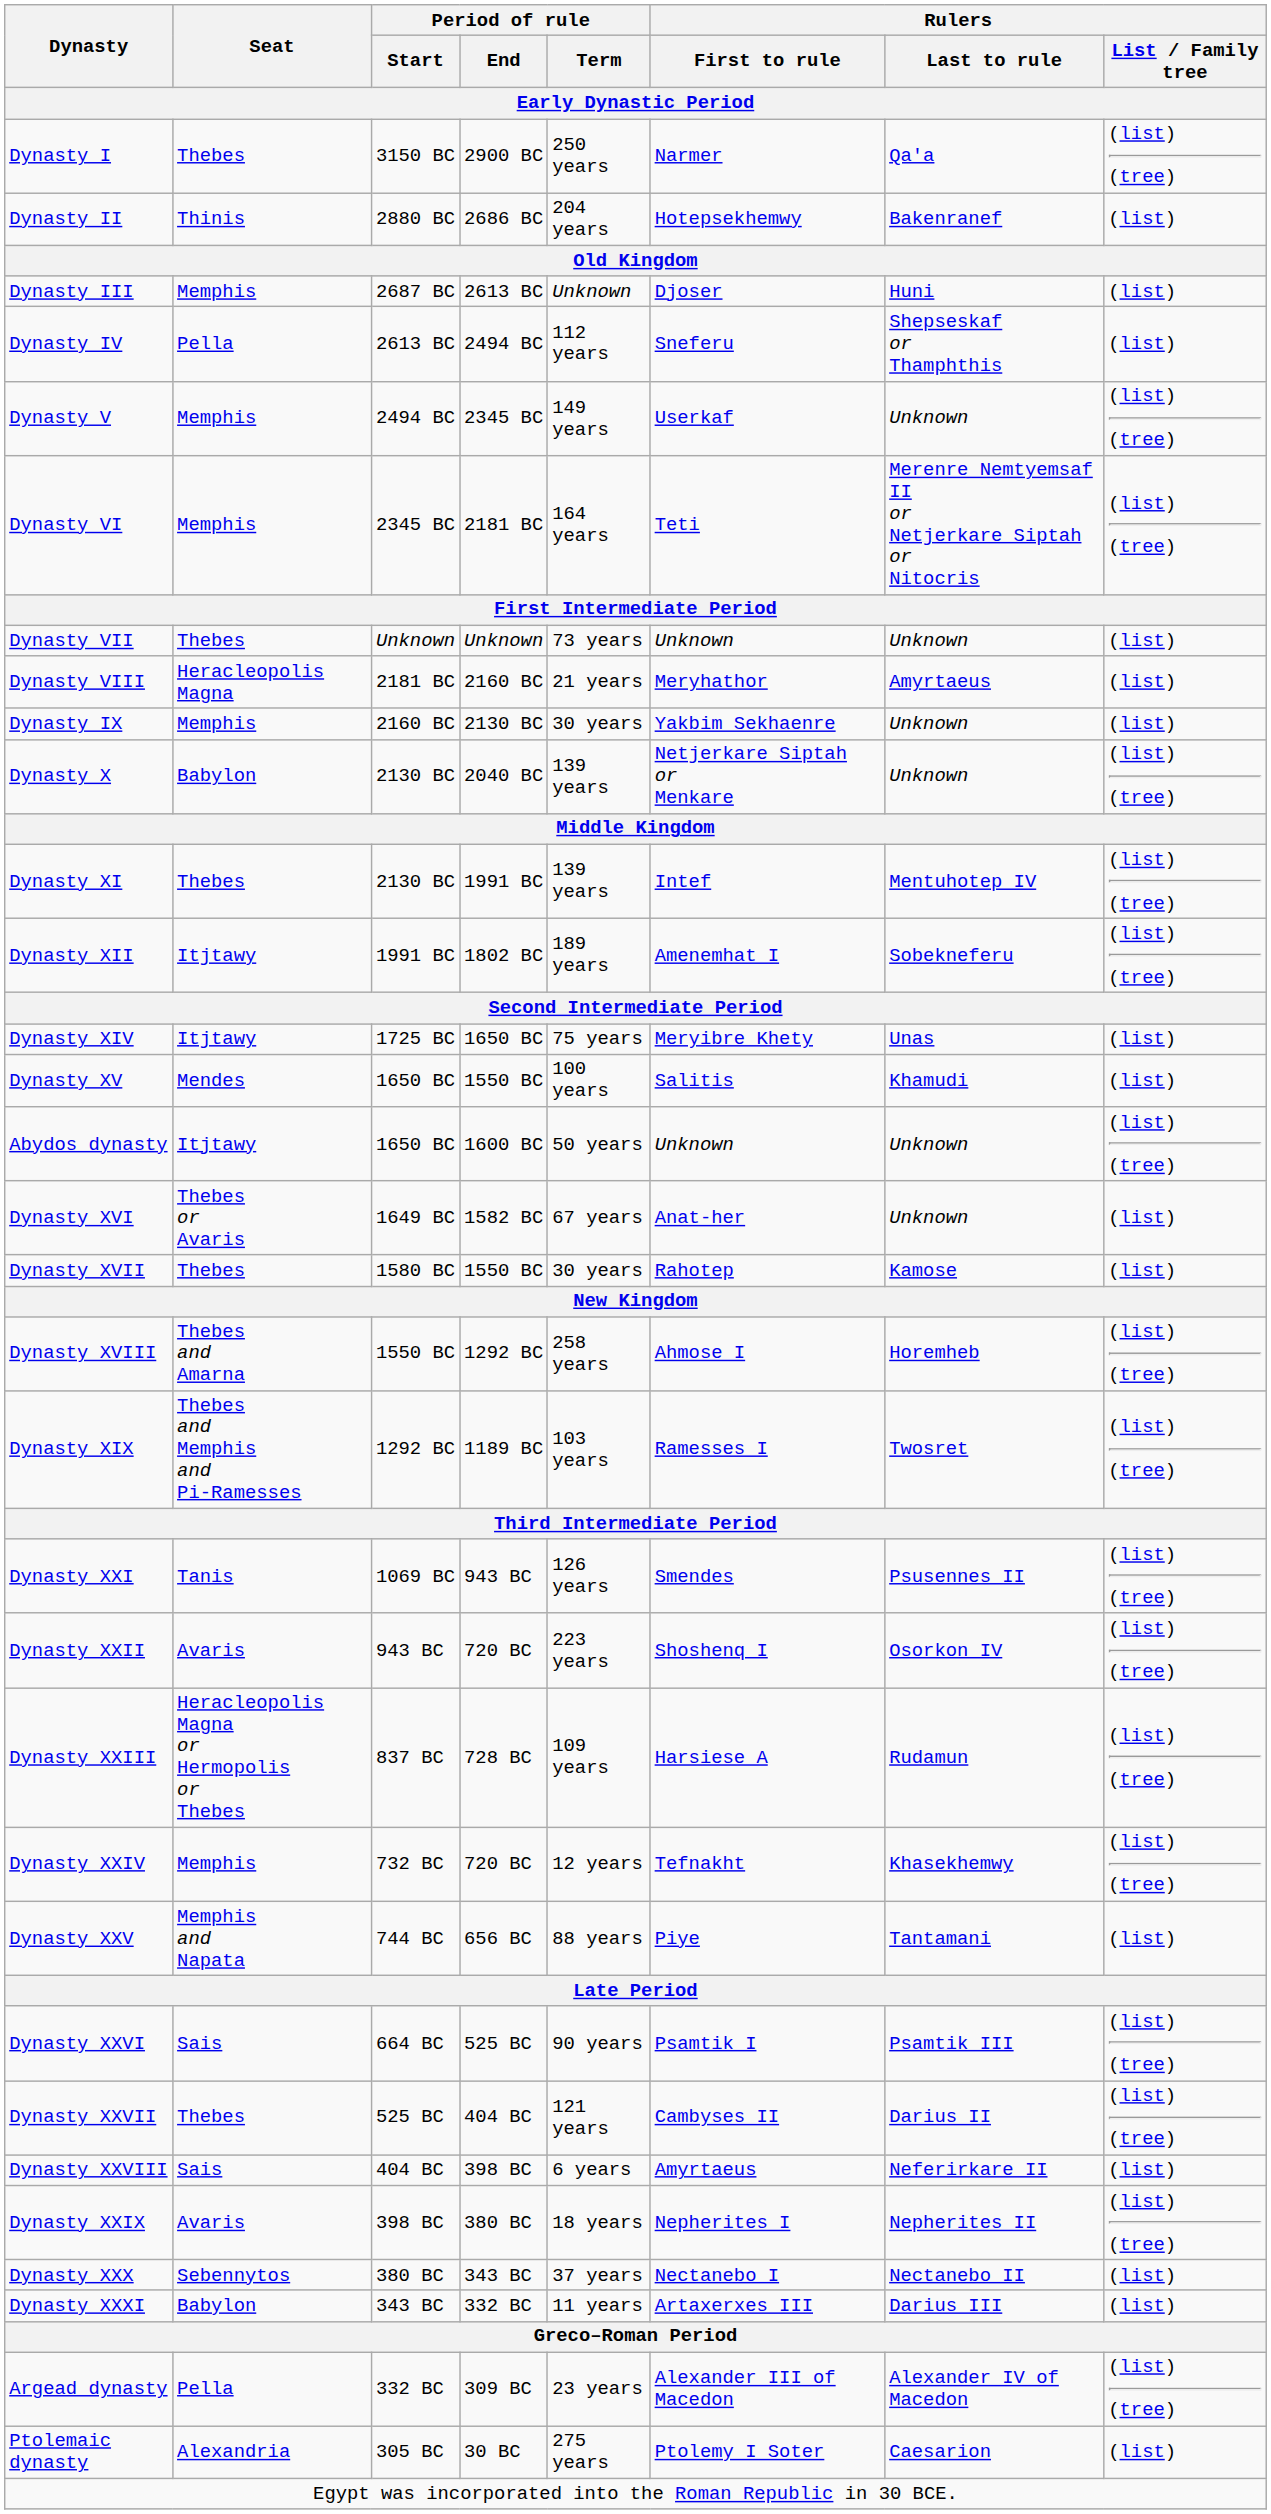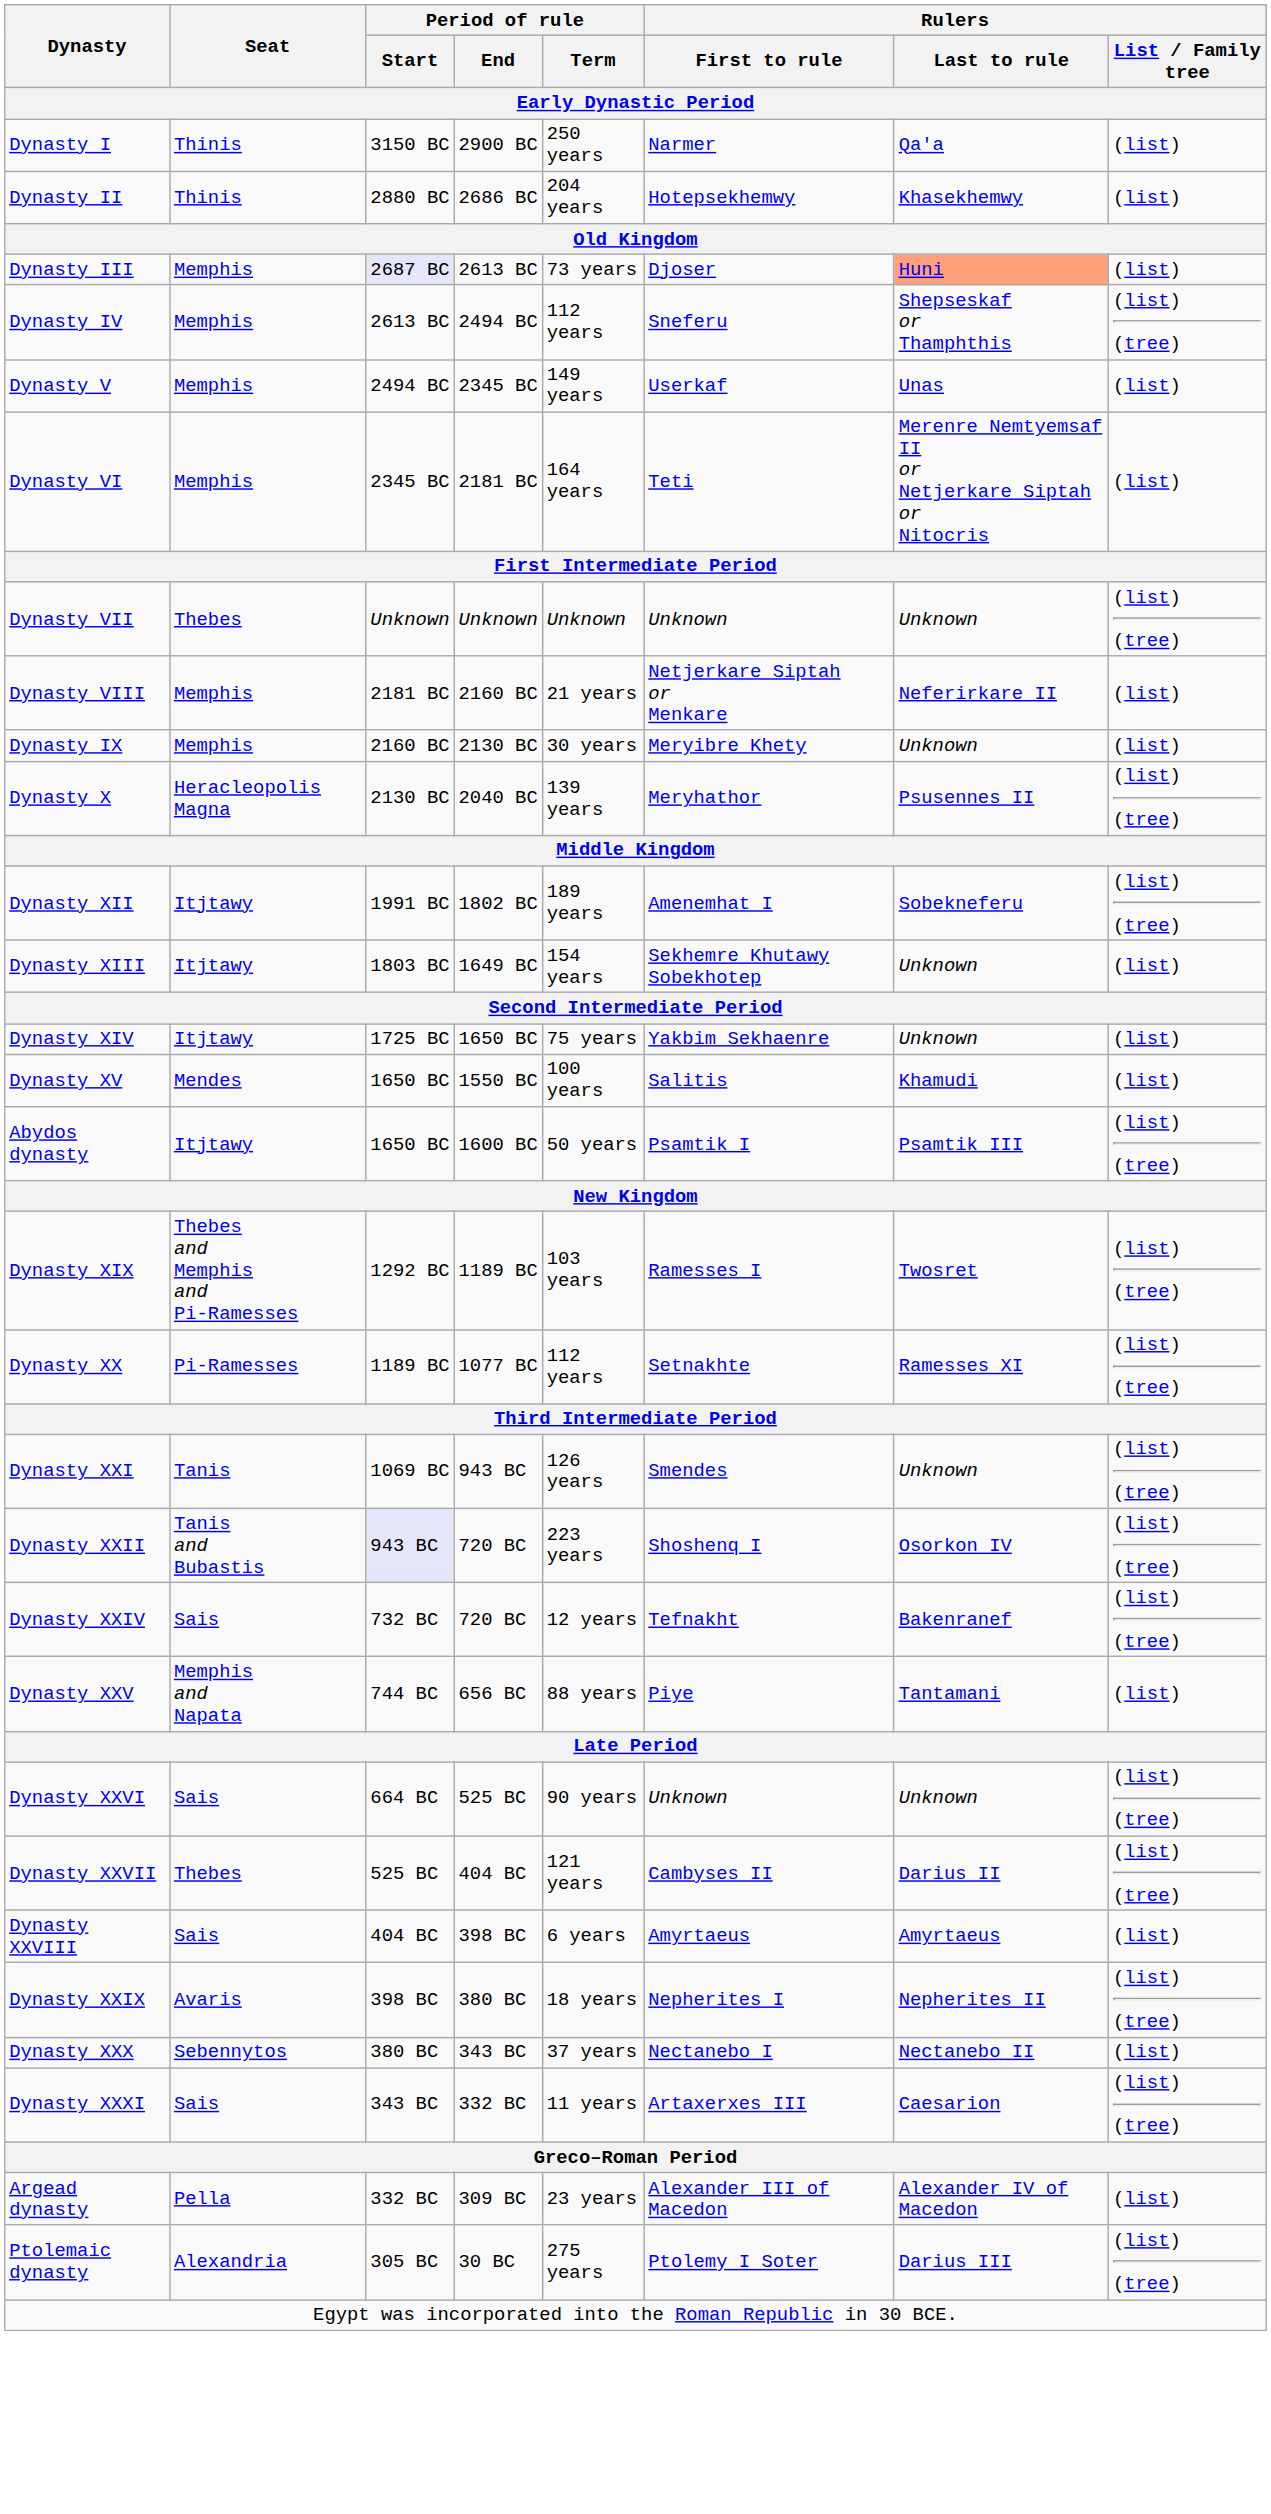(211, 156) Thebes -> (208, 145) Thinis
(1185, 156) (list) (tree) -> (1147, 145) (list)
(946, 219) Bakenranef -> (961, 197) Khasekhemwy
(415, 291) no background -> (410, 270) lavender background
(592, 291) Unknown -> (592, 270) 73 years
(912, 291) no background -> (921, 270) lightsalmon background
(205, 344) Pella -> (213, 322) Memphis
(1142, 344) (list) -> (1187, 322) (list) (tree)
(929, 418) Unknown -> (921, 385) Unas
(1185, 418) (list) (tree) -> (1147, 385) (list)
(1185, 525) (list) (tree) -> (1147, 481) (list)
(597, 641) 73 years -> (586, 619) Unknown
(1142, 641) (list) -> (1187, 619) (list) (tree)
(251, 682) Heracleopolis Magna -> (213, 693) Memphis
(711, 682) Meryhathor -> (744, 693) Netjerkare Siptah or Menkare
(940, 682) Amyrtaeus -> (978, 693) Neferirkare II
(745, 724) Yakbim Sekhaenre -> (727, 746) Meryibre Khety
(217, 776) Babylon -> (247, 798) Heracleopolis Magna
(751, 776) Netjerkare Siptah or Menkare -> (705, 798) Meryhathor
(929, 776) Unknown -> (967, 798) Psusennes II
- row: (66, 881)
+ row: (77, 966)
(734, 1039) Meryibre Khety -> (739, 1039) Yakbim Sekhaenre
(912, 1039) Unas -> (938, 1039) Unknown
(694, 1144) Unknown -> (699, 1144) Psamtik I
(929, 1144) Unknown -> (961, 1144) Psamtik III
- row: (71, 1218)
- row: (77, 1270)
- row: (83, 1354)
+ row: (66, 1366)
(957, 1576) Psusennes II -> (938, 1471) Unknown
(211, 1651) Avaris -> (219, 1546) Tanis and Bubastis
(410, 1651) no background -> (404, 1546) lavender background
- row: (83, 1757)
(217, 1864) Memphis -> (197, 1620) Sais
(951, 1864) Khasekhemwy -> (955, 1620) Bakenranef
(706, 2043) Psamtik I -> (688, 1799) Unknown
(951, 2043) Psamtik III -> (938, 1799) Unknown
(968, 2170) Neferirkare II -> (950, 1937) Amyrtaeus
(217, 2306) Babylon -> (197, 2105) Sais
(946, 2306) Darius III -> (950, 2105) Caesarion
(1142, 2306) (list) -> (1187, 2105) (list) (tree)
(1185, 2389) (list) (tree) -> (1147, 2199) (list)
(940, 2452) Caesarion -> (955, 2262) Darius III
(1142, 2452) (list) -> (1187, 2262) (list) (tree)
